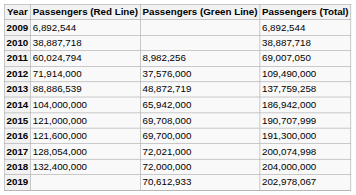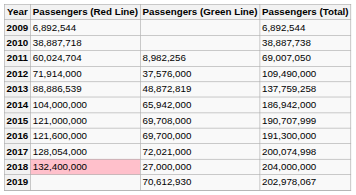(286, 43) 38,887,718 -> (286, 43) 38,887,738
(57, 58) 60,024,794 -> (57, 58) 60,024,704
(167, 89) 48,872,719 -> (167, 89) 48,872,819
(60, 167) no background -> (60, 167) pink background
(167, 167) 72,000,000 -> (167, 167) 27,000,000
(167, 182) 70,612,933 -> (167, 182) 70,612,930
